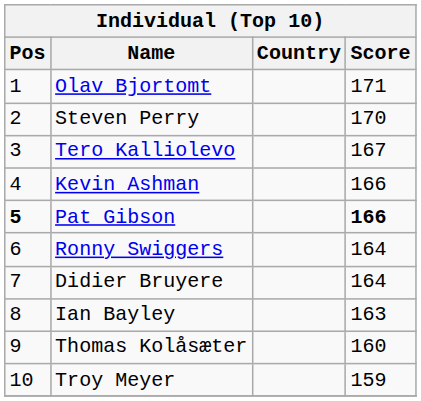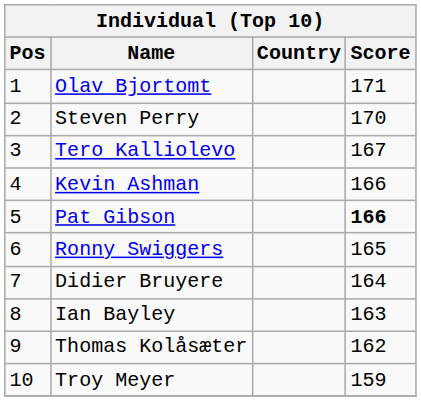(16, 217) bold -> (16, 217) normal
(369, 249) 164 -> (369, 249) 165
(369, 347) 160 -> (369, 347) 162
